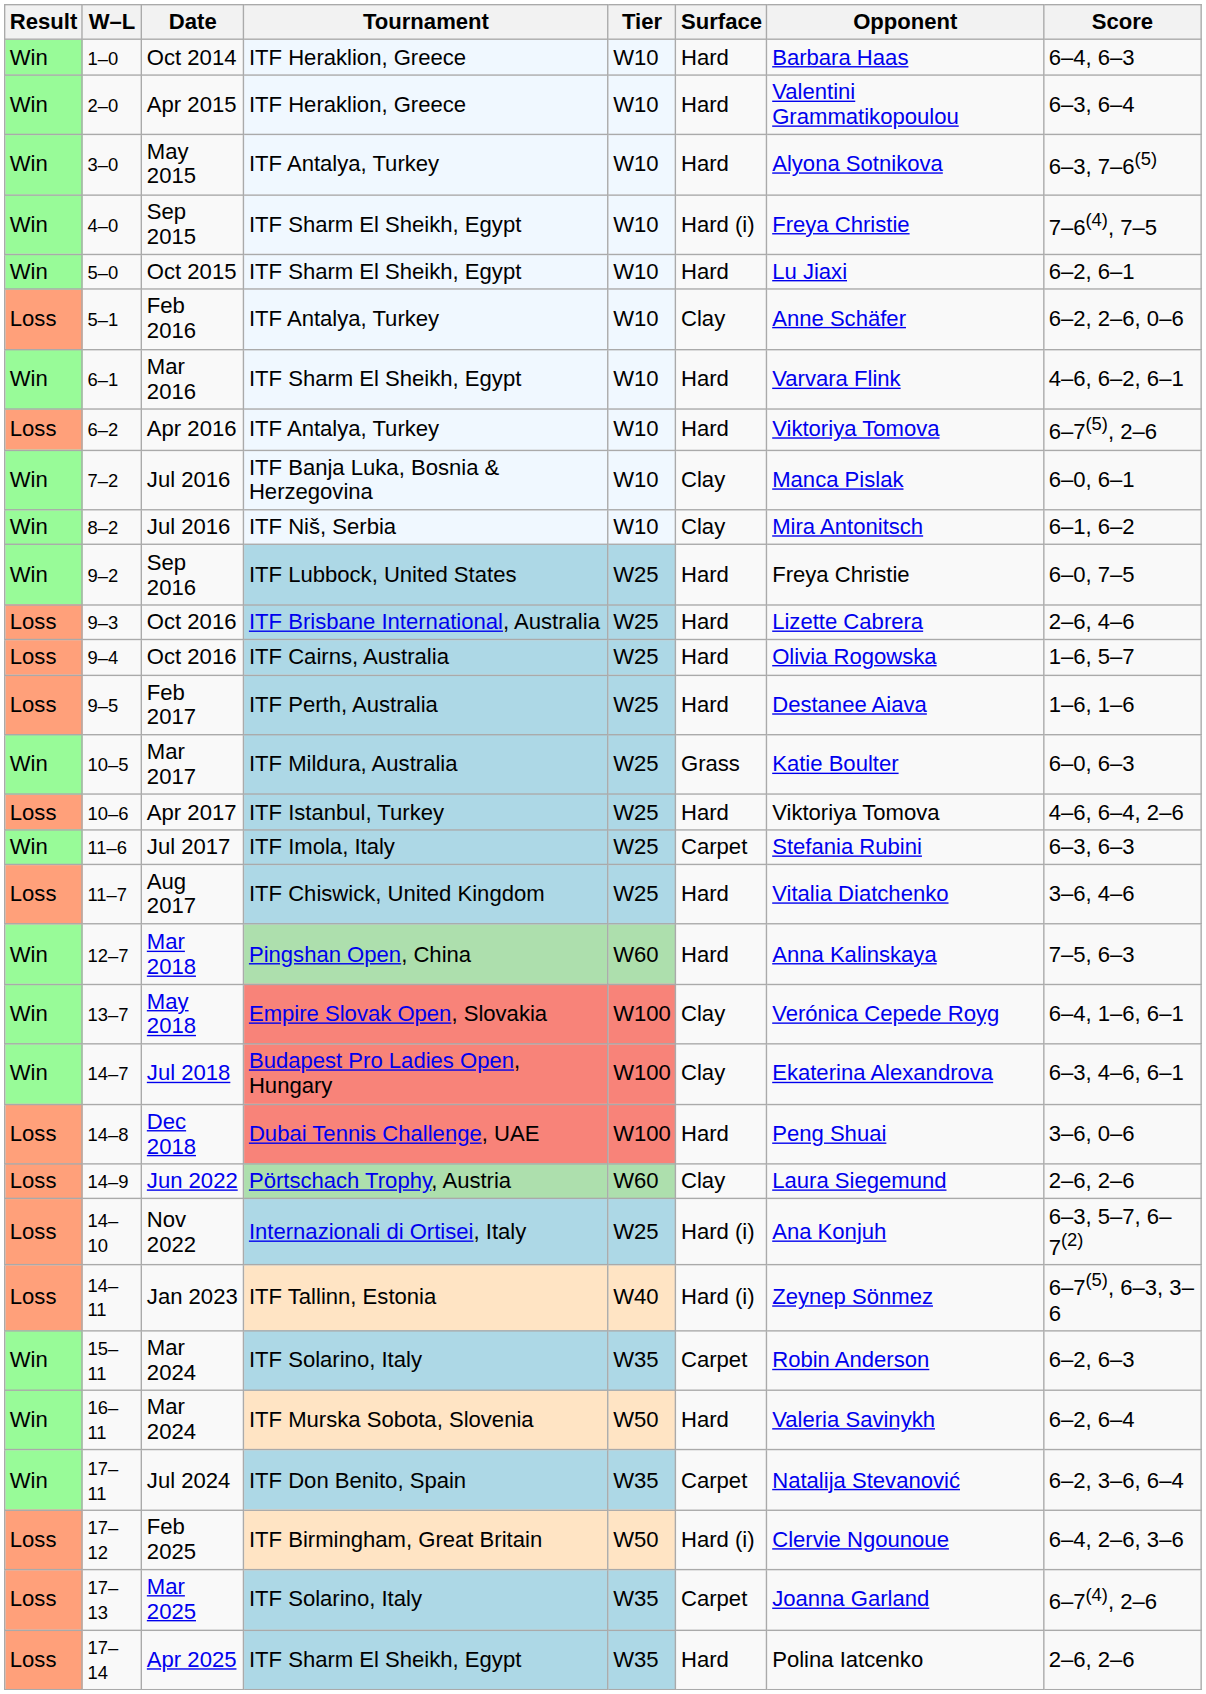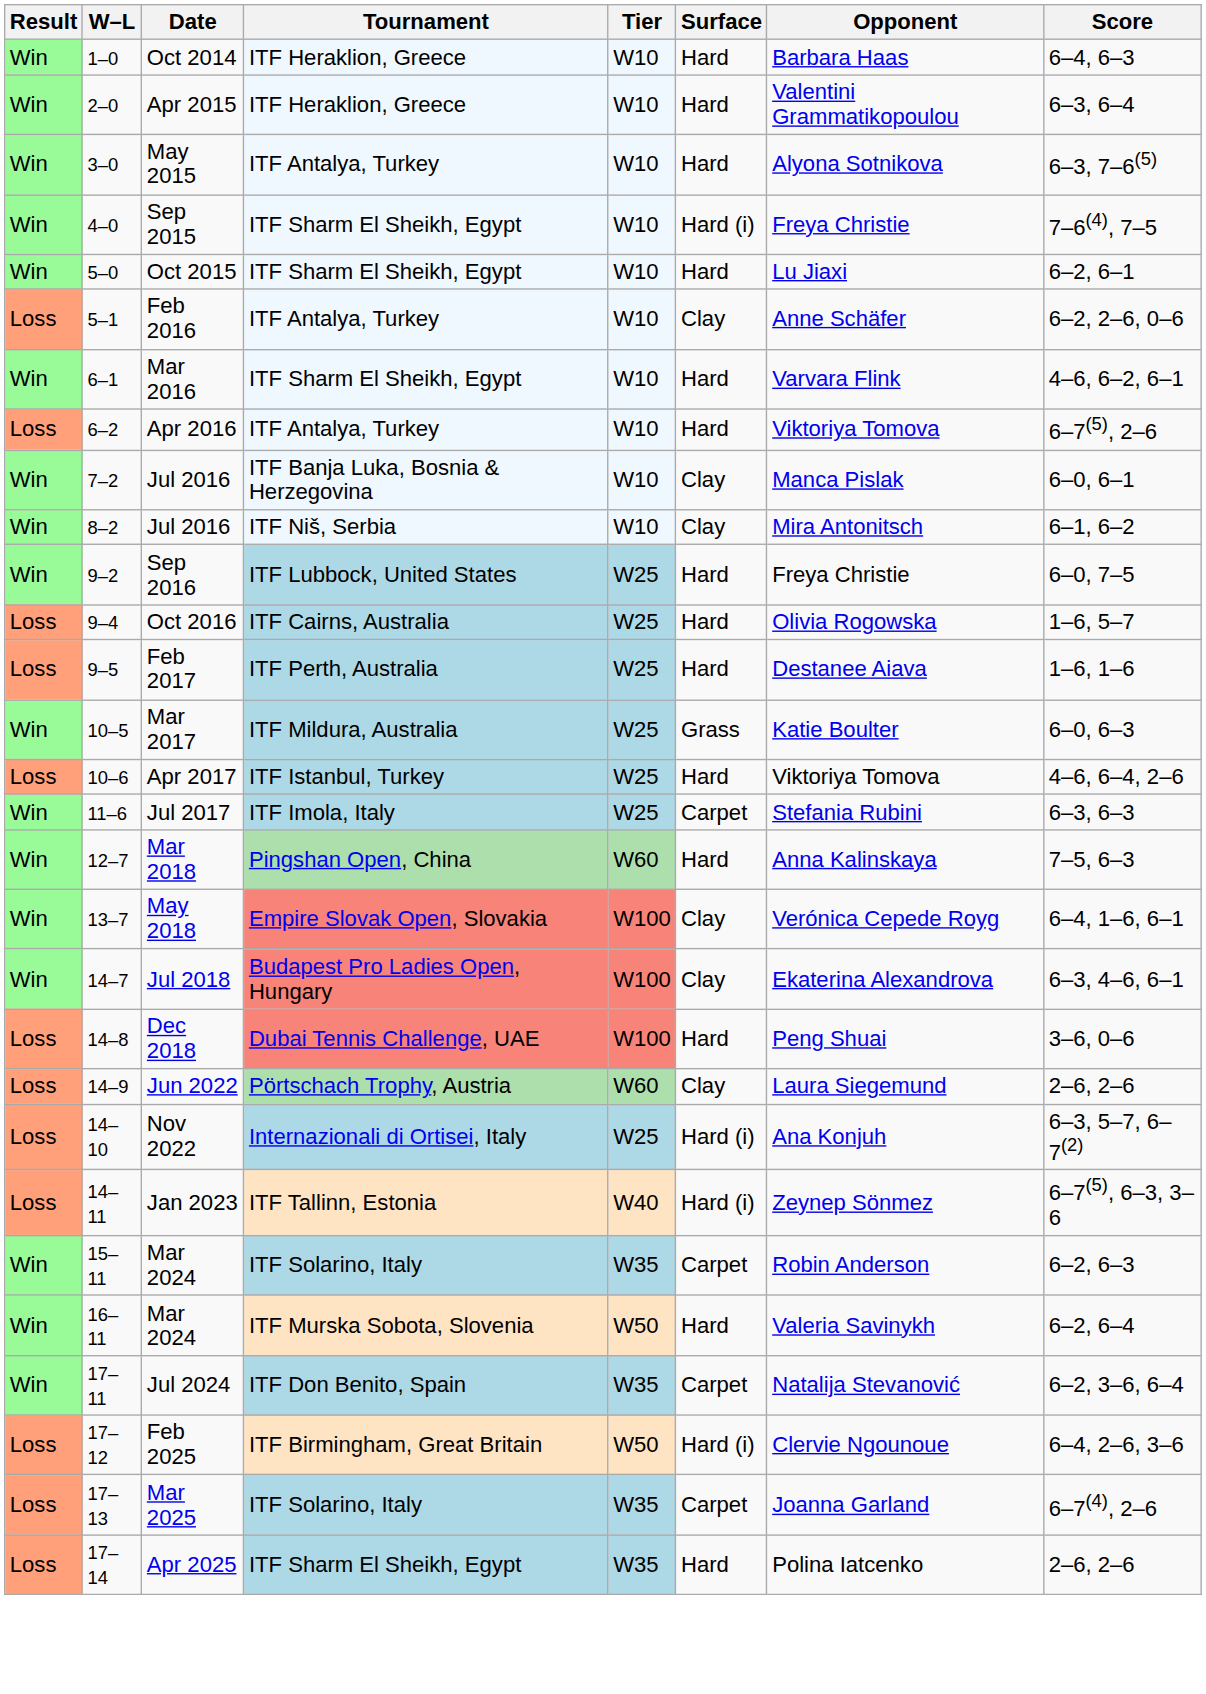- row: (103, 623)
- row: (107, 895)
